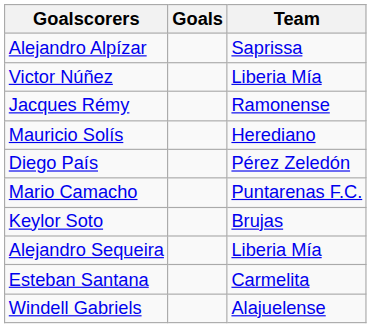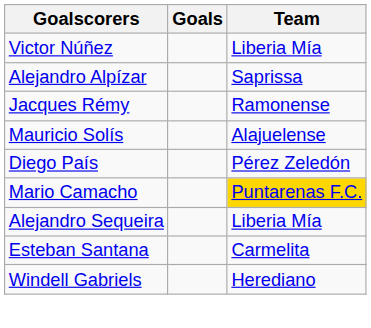rows swapped: (61, 76) <-> (78, 47)
(274, 134) Herediano -> (279, 134) Alajuelense
(297, 192) no background -> (297, 192) gold background
- row: (56, 221)
(279, 308) Alajuelense -> (274, 279) Herediano
